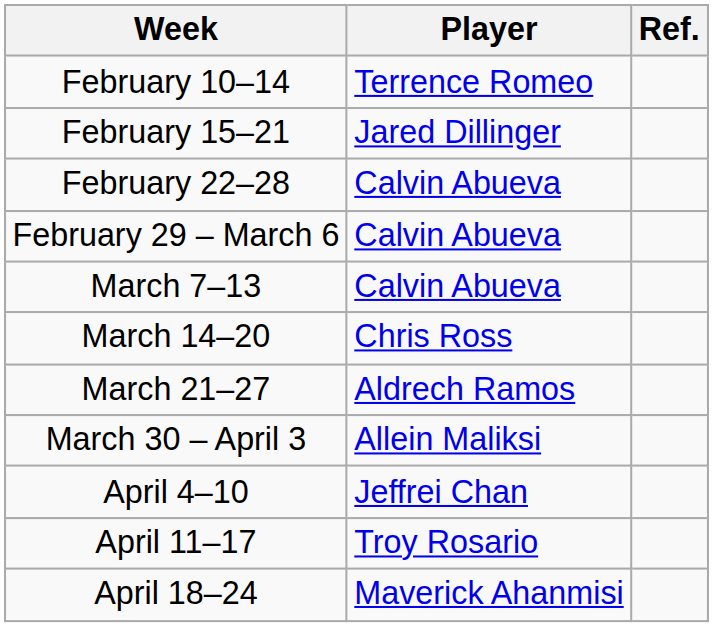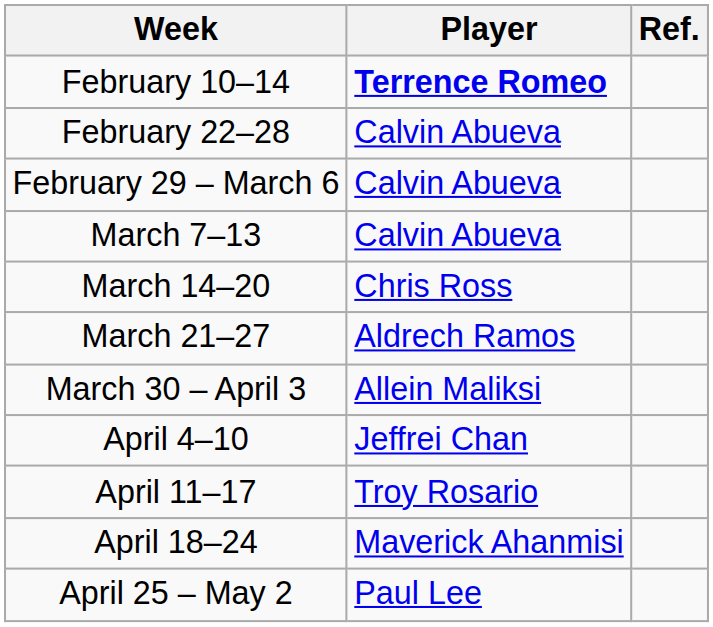(474, 81) normal -> (481, 81) bold
- row: (176, 132)
+ row: (176, 593)
